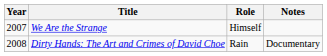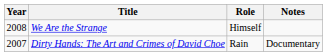(17, 28) 2007 -> (17, 28) 2008
(17, 43) 2008 -> (17, 43) 2007
